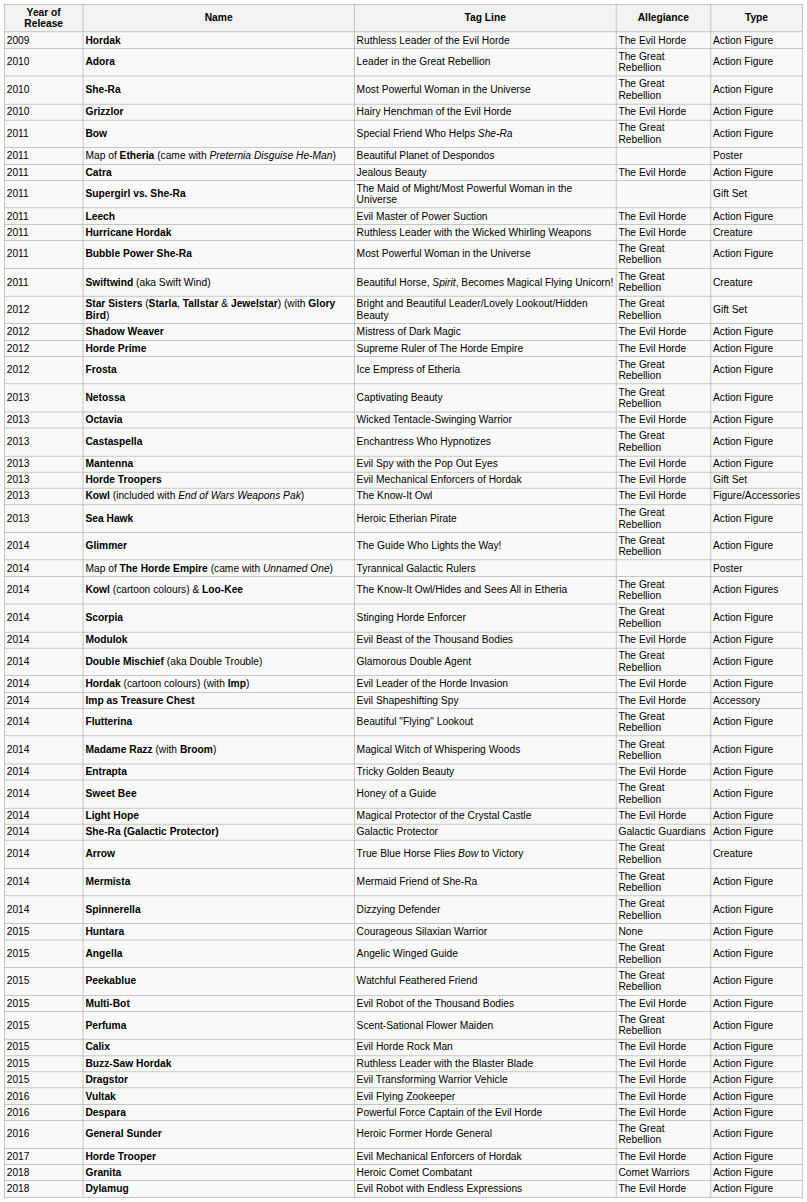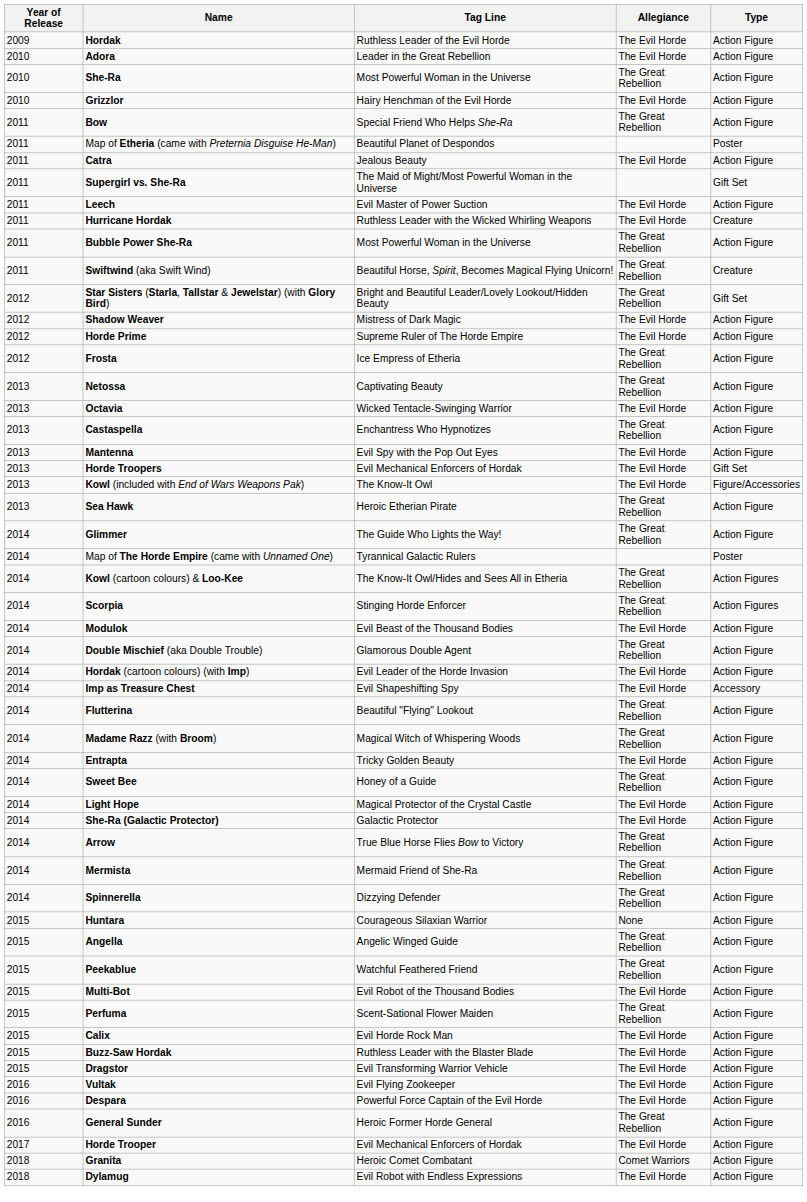(641, 62) The Great Rebellion -> (652, 56) The Evil Horde
(743, 618) Action Figure -> (746, 606) Action Figures
(662, 832) Galactic Guardians -> (652, 820) The Evil Horde
(733, 854) Creature -> (743, 842) Action Figure
